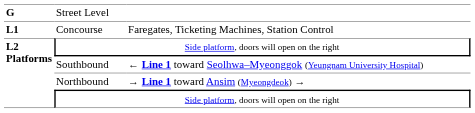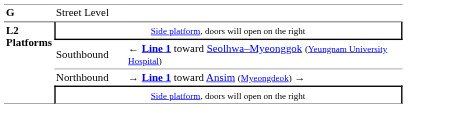- row: (79, 29)
